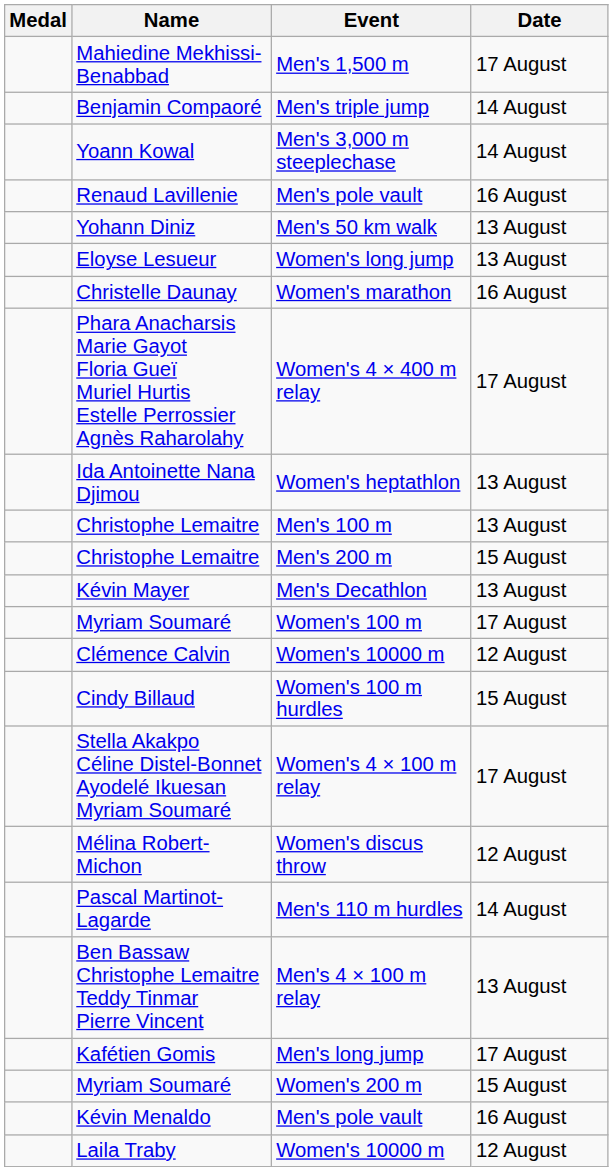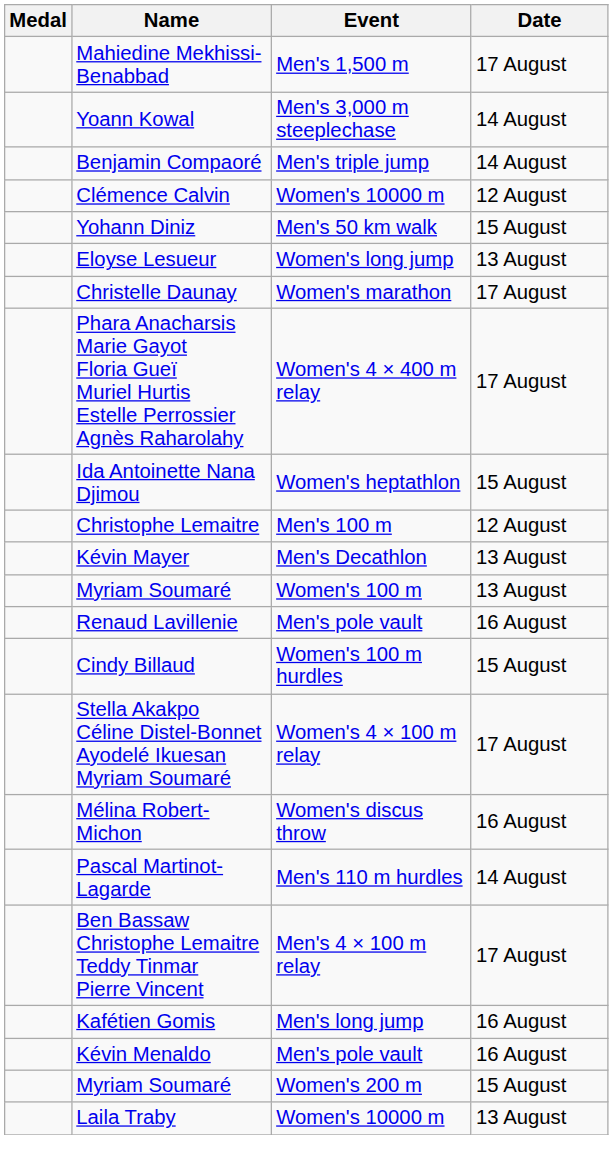rows swapped: (135, 151) <-> (169, 107)
rows swapped: (157, 195) <-> (153, 654)
(521, 227) 13 August -> (521, 227) 15 August
(521, 291) 16 August -> (521, 291) 17 August
(521, 482) 13 August -> (521, 482) 15 August
(521, 525) 13 August -> (521, 525) 12 August
- row: (168, 557)
(521, 622) 17 August -> (521, 590) 13 August
(521, 854) 12 August -> (521, 821) 16 August
(521, 987) 13 August -> (521, 955) 17 August
(521, 1053) 17 August -> (521, 1021) 16 August
rows swapped: (143, 1118) <-> (154, 1085)
(521, 1150) 12 August -> (521, 1118) 13 August
